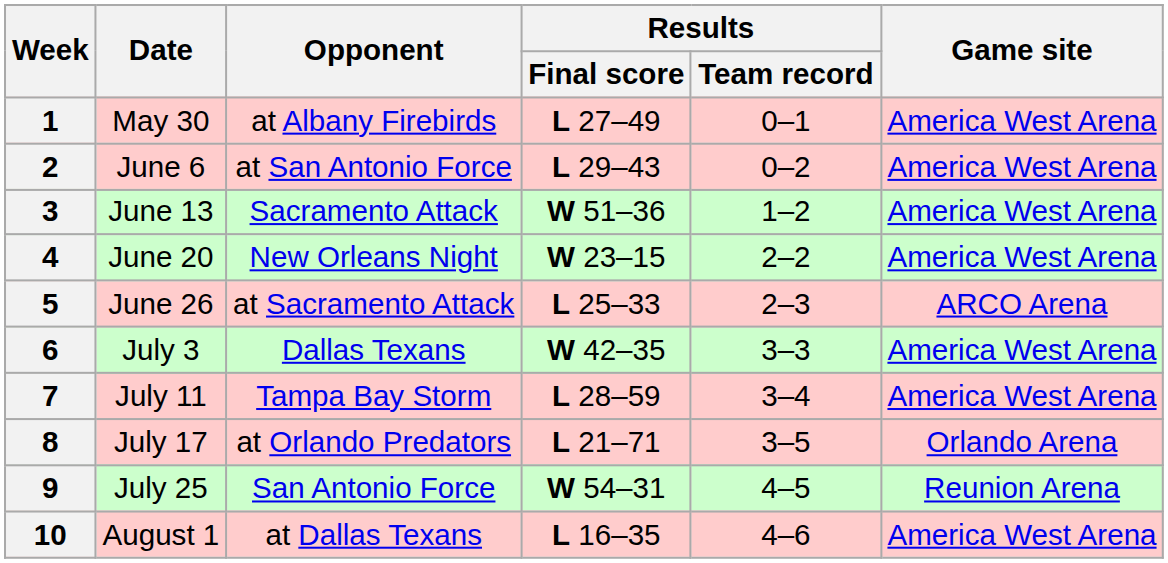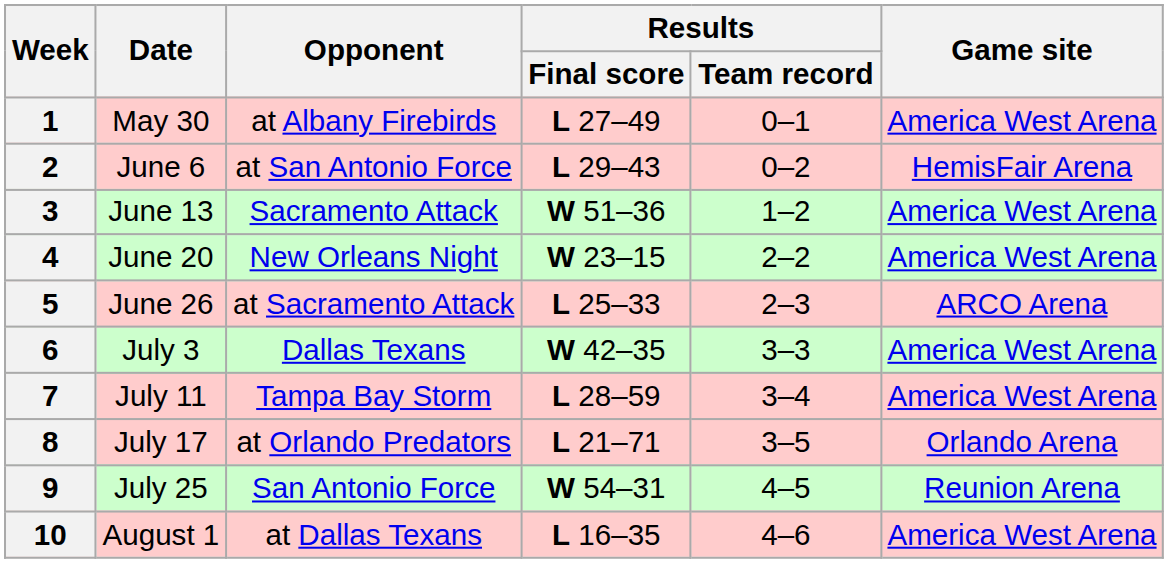(1022, 166) America West Arena -> (1022, 166) HemisFair Arena
